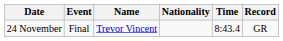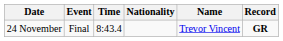columns swapped: (127, 12) <-> (227, 12)
(260, 28) normal -> (260, 28) bold
